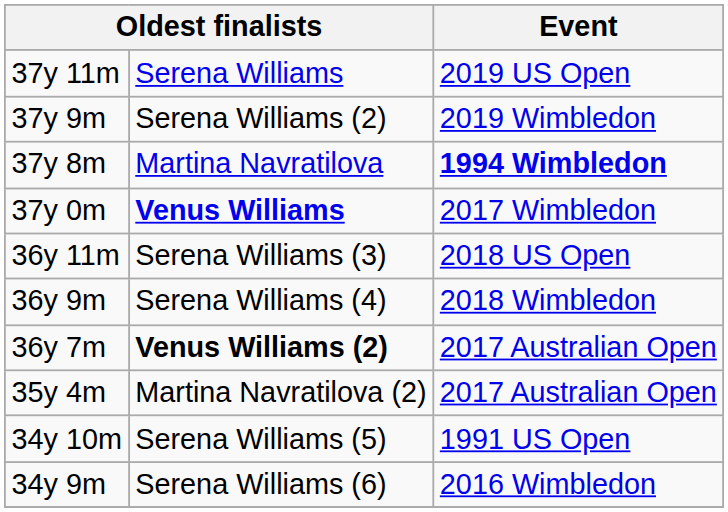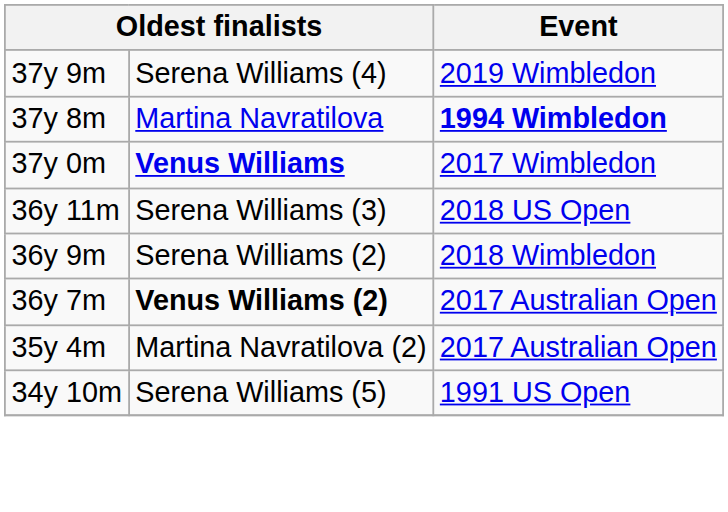- row: (66, 73)
(261, 118) Serena Williams (2) -> (261, 73) Serena Williams (4)
(261, 301) Serena Williams (4) -> (261, 255) Serena Williams (2)
- row: (59, 484)
